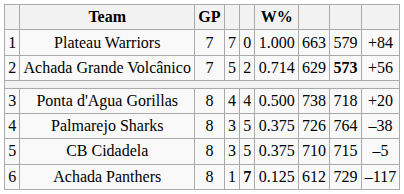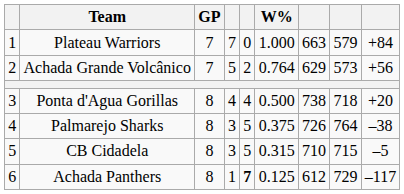(277, 67) 0.714 -> (277, 67) 0.764
(345, 67) bold -> (345, 67) normal
(277, 151) 0.375 -> (277, 151) 0.315
